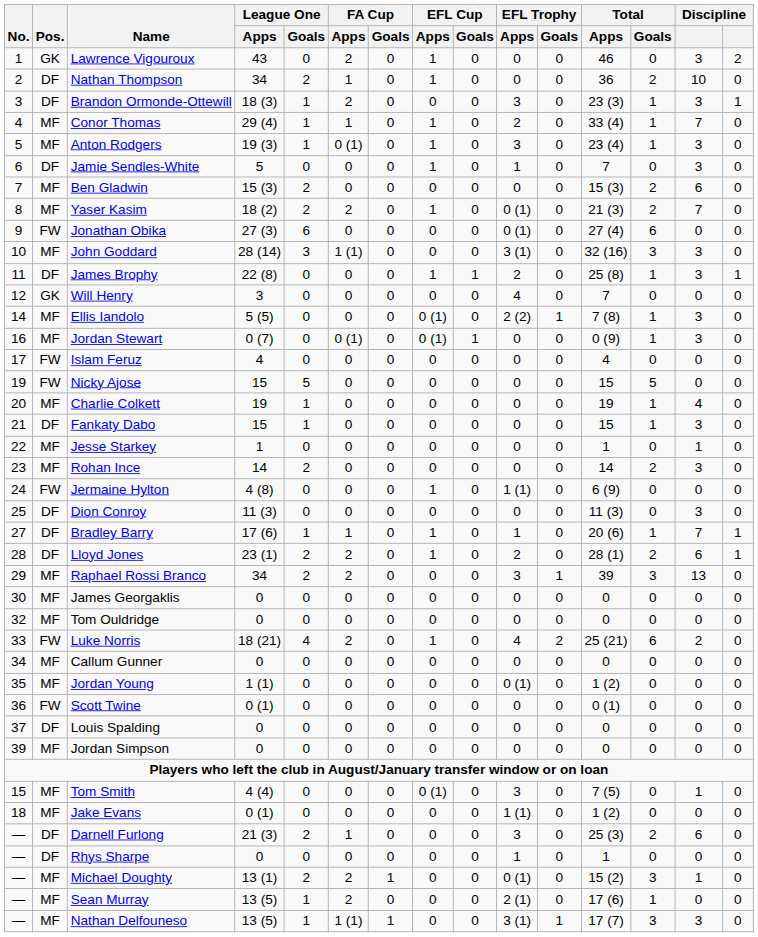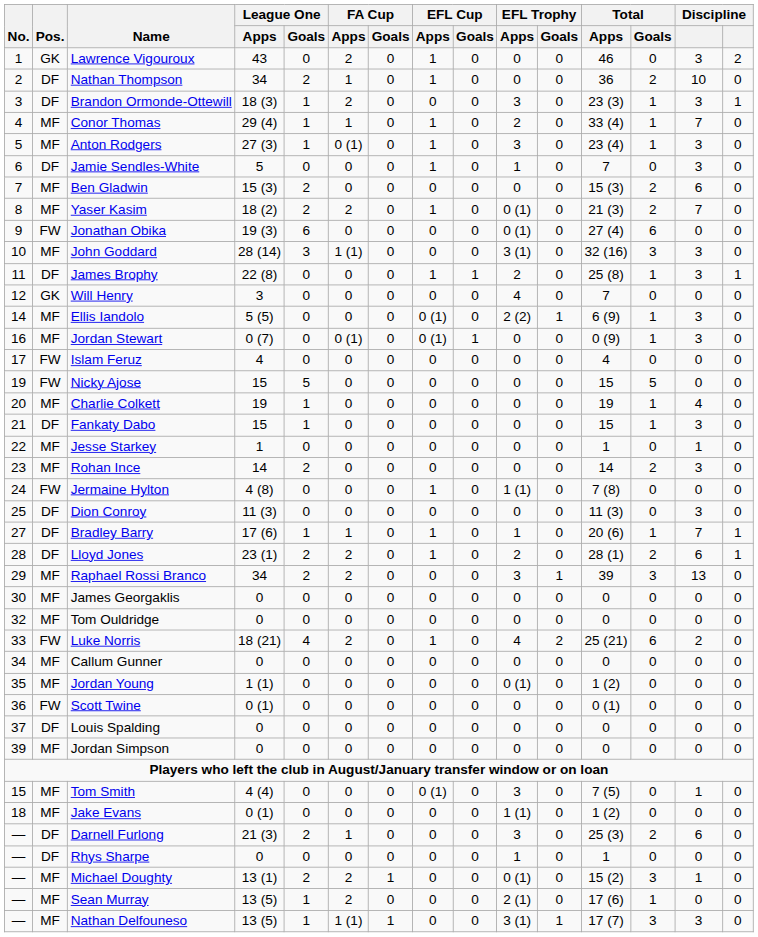(260, 144) 19 (3) -> (260, 144) 27 (3)
(260, 230) 27 (3) -> (260, 230) 19 (3)
(606, 317) 7 (8) -> (606, 317) 6 (9)
(606, 489) 6 (9) -> (606, 489) 7 (8)
